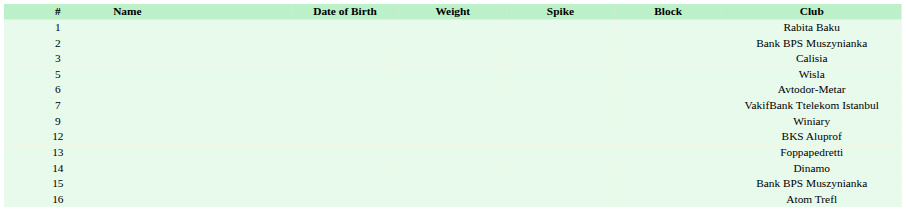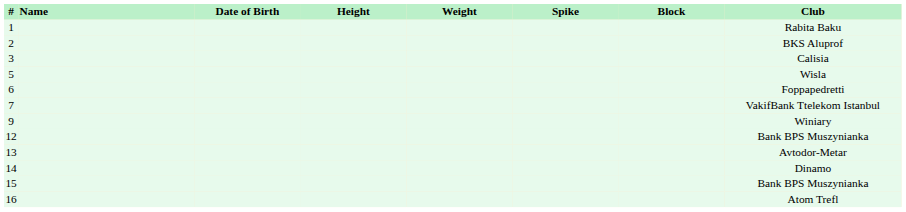+ column: (353, 11)
(812, 43) Bank BPS Muszynianka -> (813, 43) BKS Aluprof
(812, 90) Avtodor-Metar -> (813, 90) Foppapedretti
(812, 136) BKS Aluprof -> (813, 136) Bank BPS Muszynianka
(812, 152) Foppapedretti -> (813, 152) Avtodor-Metar
